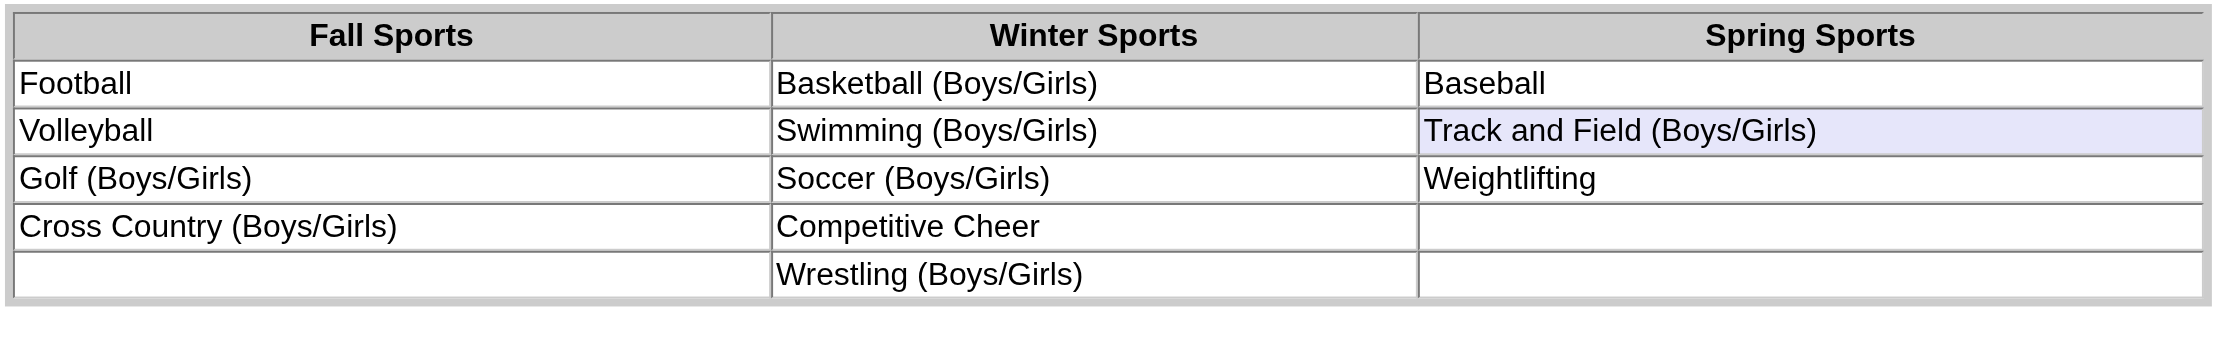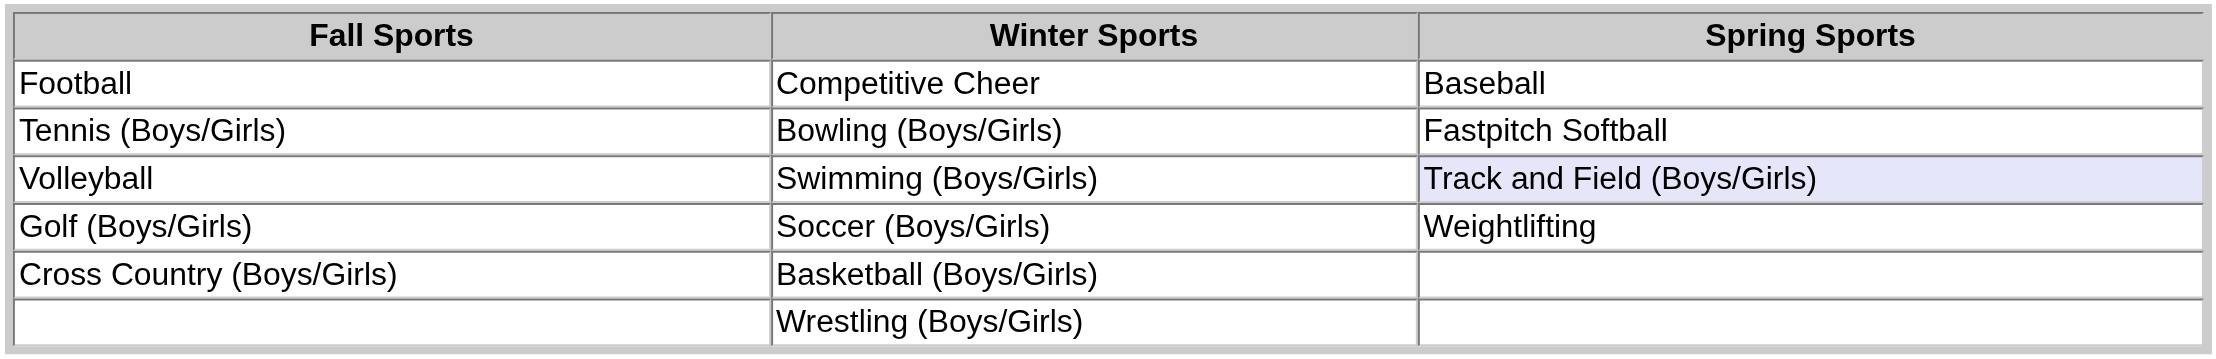(937, 83) Basketball (Boys/Girls) -> (908, 83) Competitive Cheer
+ row: (152, 130)
(908, 226) Competitive Cheer -> (937, 274) Basketball (Boys/Girls)
